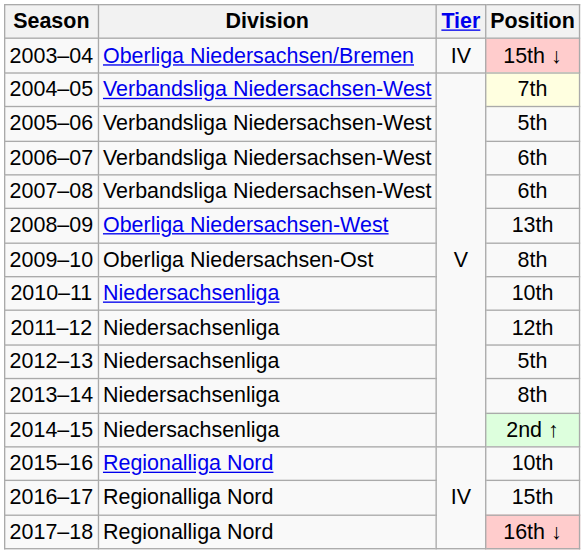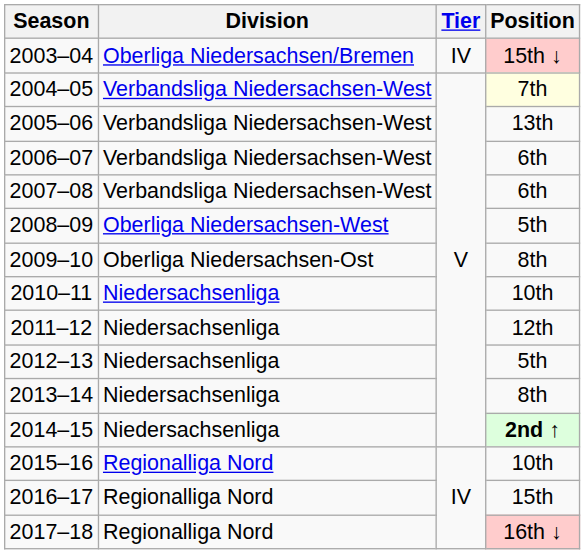(532, 123) 5th -> (532, 123) 13th
(532, 225) 13th -> (532, 225) 5th
(532, 429) normal -> (532, 429) bold
